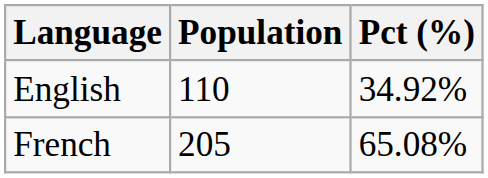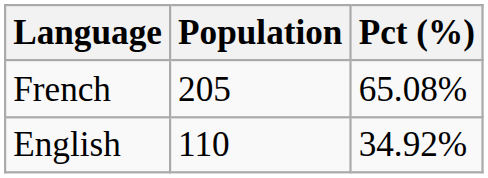rows swapped: (62, 144) <-> (67, 88)
